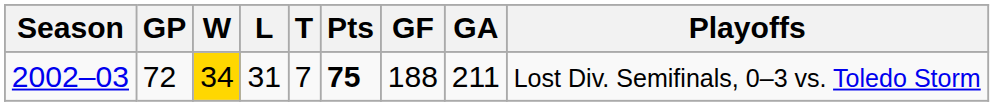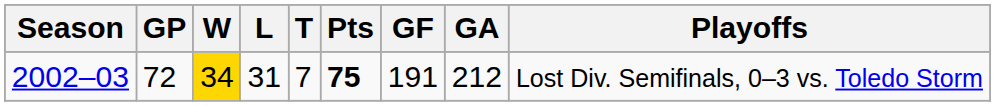(413, 76) 188 -> (413, 76) 191
(476, 76) 211 -> (477, 76) 212
